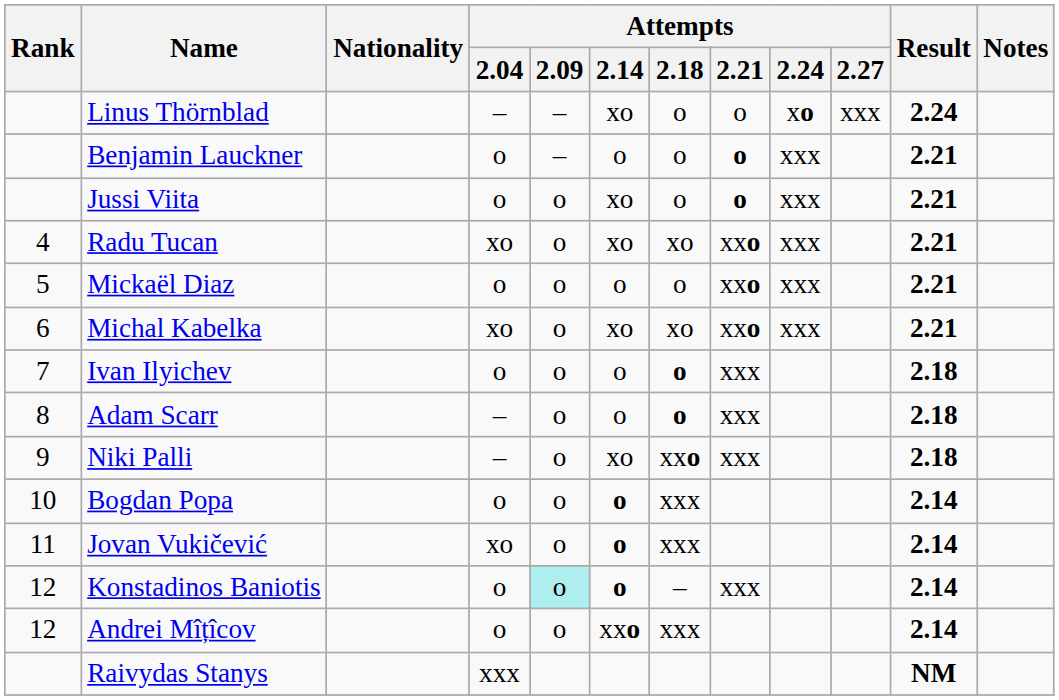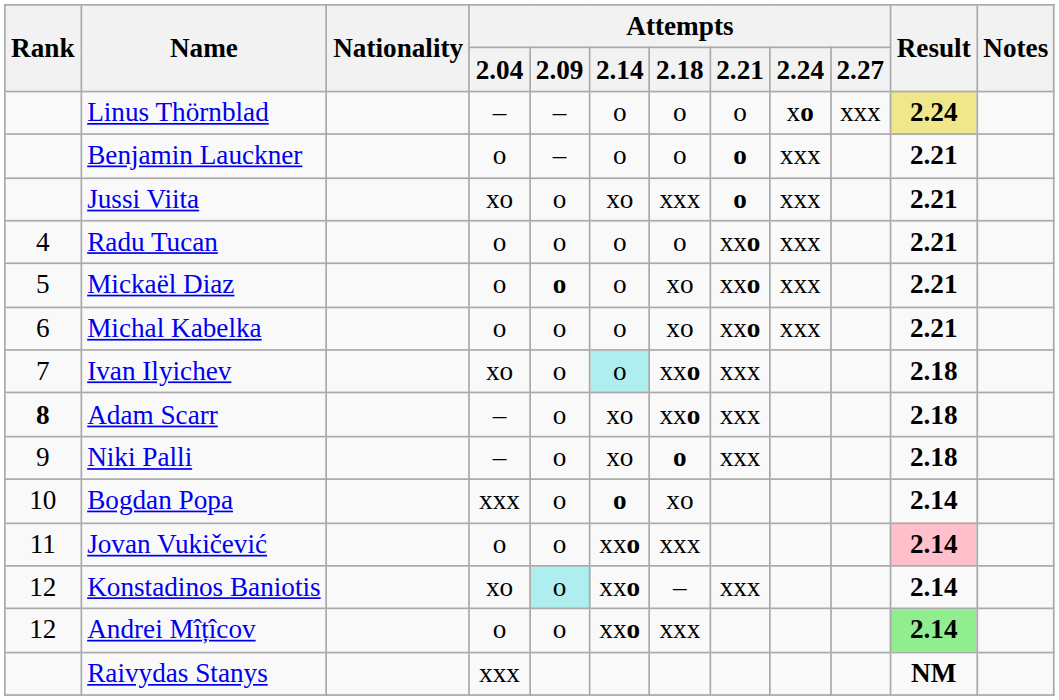(620, 112) xo -> (620, 112) o
(934, 112) no background -> (934, 112) khaki background
(499, 198) o -> (499, 198) xo
(680, 198) o -> (680, 198) xxx
(499, 241) xo -> (499, 241) o
(620, 241) xo -> (620, 241) o
(680, 241) xo -> (680, 241) o
(560, 284) normal -> (560, 284) bold
(680, 284) o -> (680, 284) xo
(499, 328) xo -> (499, 328) o
(620, 328) xo -> (620, 328) o
(499, 371) o -> (499, 371) xo
(620, 371) no background -> (620, 371) paleturquoise background
(680, 371) o -> (680, 371) xxo
(43, 414) normal -> (43, 414) bold
(620, 414) o -> (620, 414) xo
(680, 414) o -> (680, 414) xxo
(680, 457) xxo -> (680, 457) o
(499, 500) o -> (499, 500) xxx
(680, 500) xxx -> (680, 500) xo
(499, 543) xo -> (499, 543) o
(620, 543) o -> (620, 543) xxo
(934, 543) no background -> (934, 543) pink background
(499, 586) o -> (499, 586) xo
(620, 586) o -> (620, 586) xxo
(934, 629) no background -> (934, 629) lightgreen background
